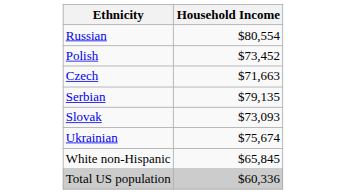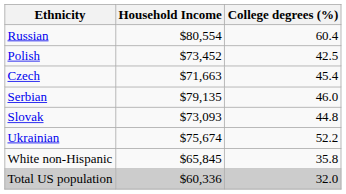+ column: (283, 14)
